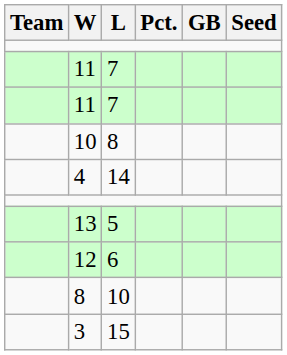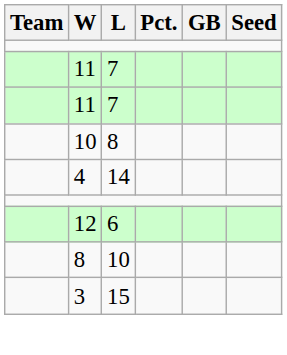- row: (85, 223)
